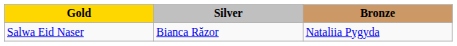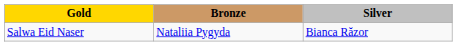columns swapped: (228, 13) <-> (378, 13)
